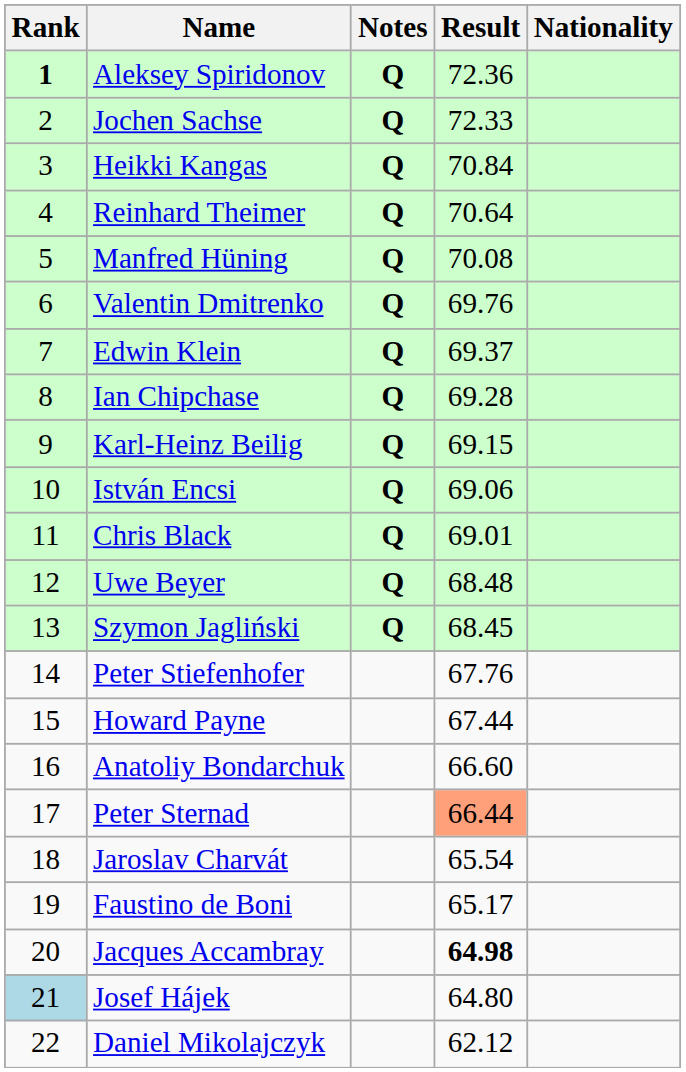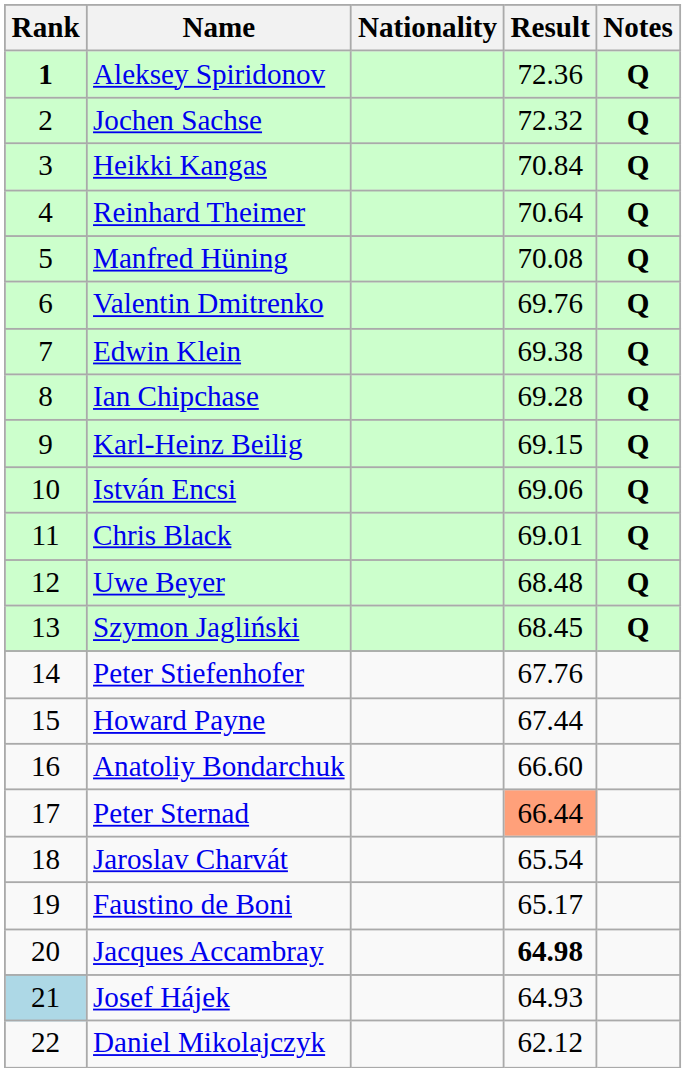columns swapped: (603, 27) <-> (393, 27)
(481, 119) 72.33 -> (550, 119) 72.32
(481, 350) 69.37 -> (550, 350) 69.38
(481, 997) 64.80 -> (550, 997) 64.93
